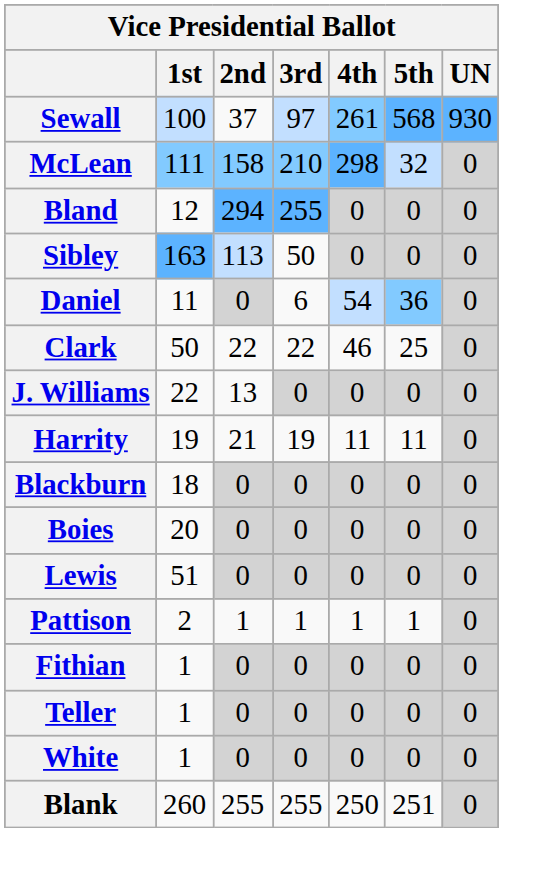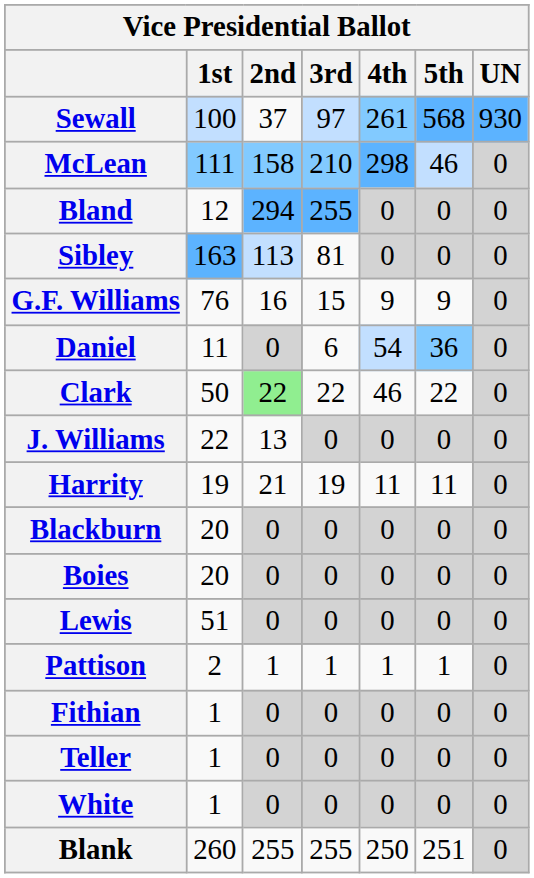(414, 164) 32 -> (444, 164) 46
(301, 255) 50 -> (331, 255) 81
+ row: (96, 301)
(243, 347) no background -> (273, 392) lightgreen background
(414, 347) 25 -> (444, 392) 22
(185, 484) 18 -> (215, 529) 20
